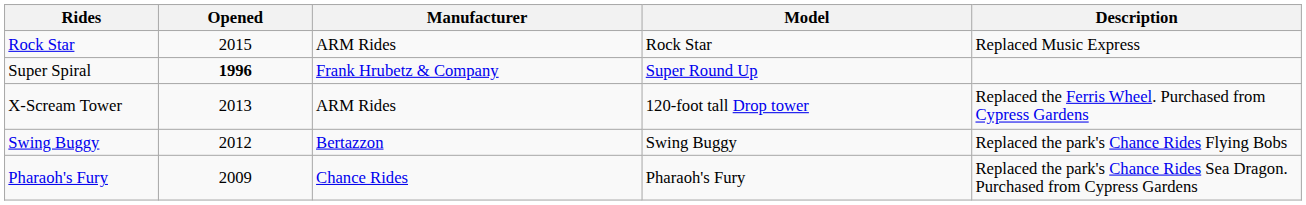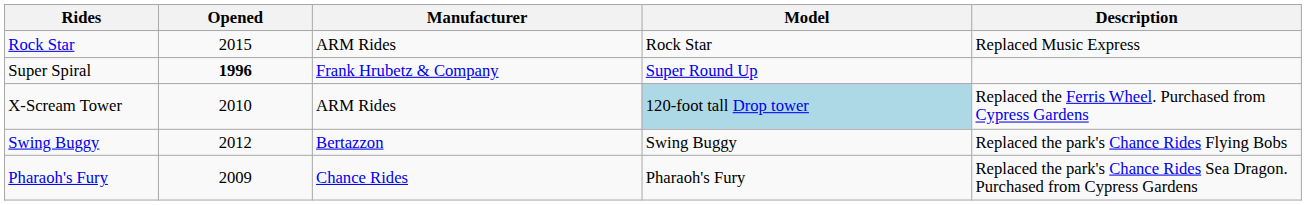(235, 106) 2013 -> (235, 106) 2010
(727, 106) no background -> (727, 106) lightblue background
